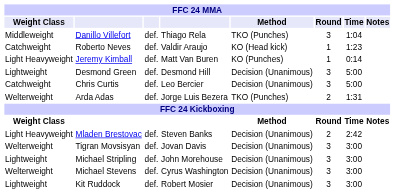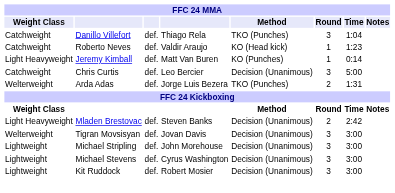(29, 35) Middleweight -> (28, 35) Catchweight
- row: (106, 72)
(29, 171) Welterweight -> (26, 159) Lightweight
